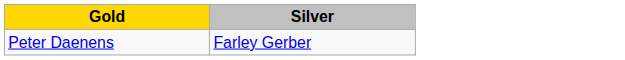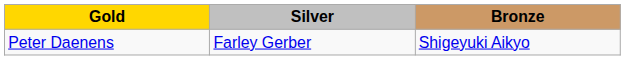+ column: (518, 17)
